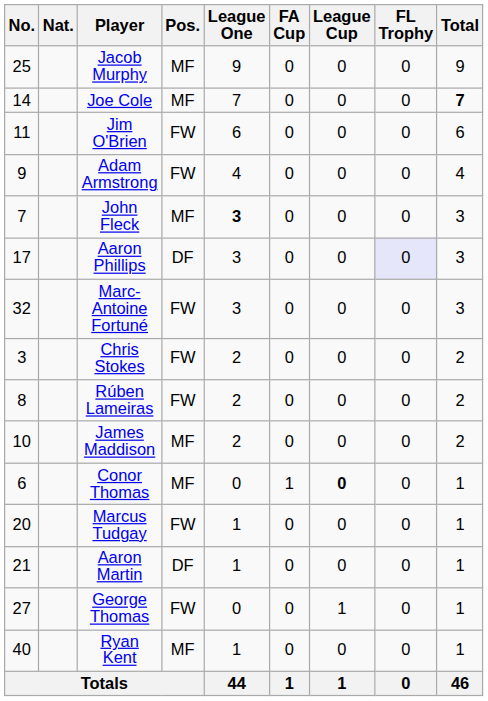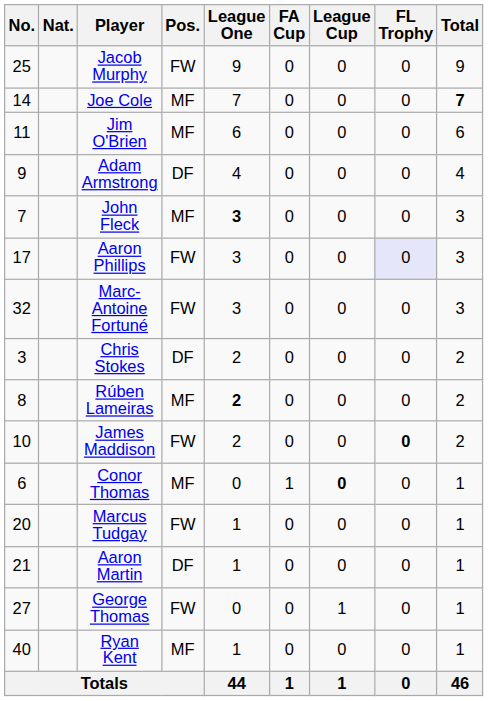(183, 66) MF -> (183, 66) FW
(183, 132) FW -> (183, 132) MF
(183, 174) FW -> (183, 174) DF
(183, 258) DF -> (183, 258) FW
(183, 358) FW -> (183, 358) DF
(183, 399) FW -> (183, 399) MF
(237, 399) normal -> (237, 399) bold
(183, 441) MF -> (183, 441) FW
(406, 441) normal -> (406, 441) bold
